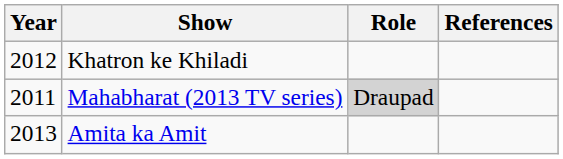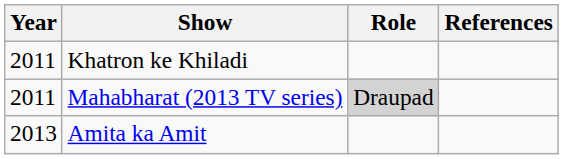(33, 60) 2012 -> (33, 60) 2011
